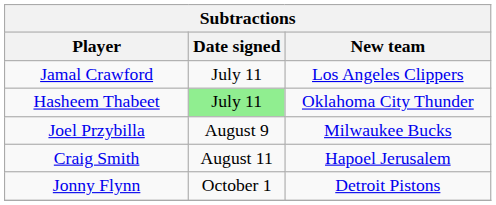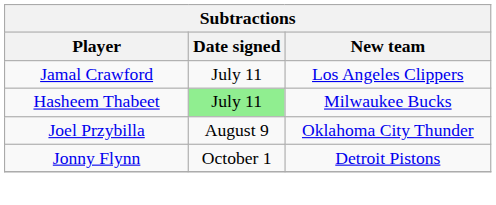(388, 102) Oklahoma City Thunder -> (388, 102) Milwaukee Bucks
(388, 130) Milwaukee Bucks -> (388, 130) Oklahoma City Thunder
- row: (97, 158)
